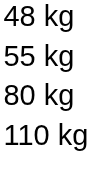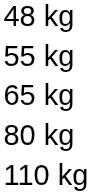+ row: (39, 95)
